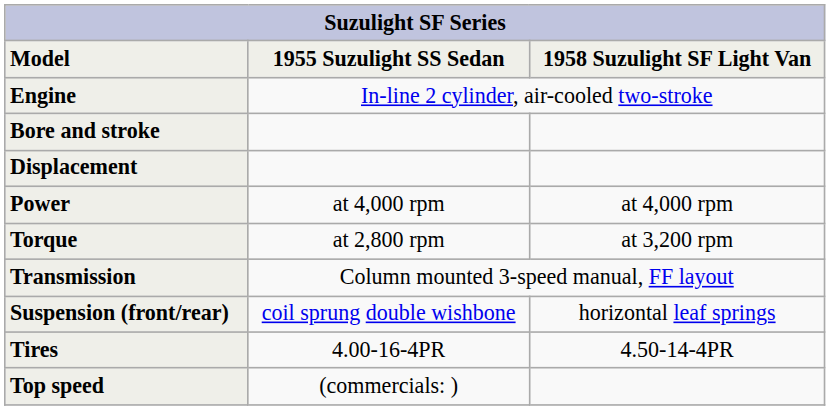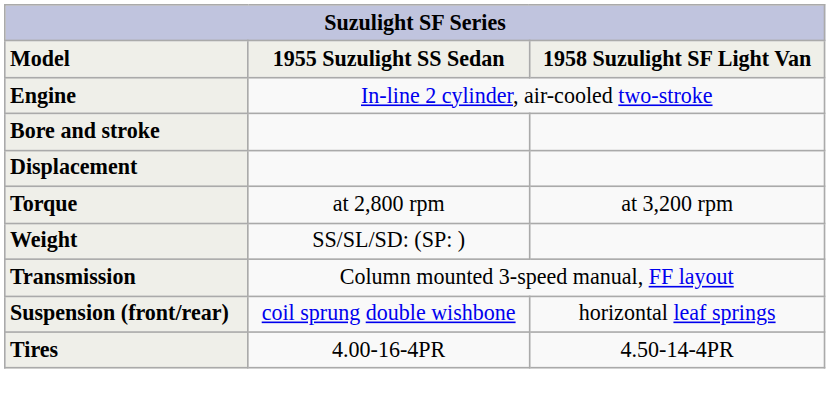- row: (40, 204)
+ row: (44, 240)
- row: (57, 385)
